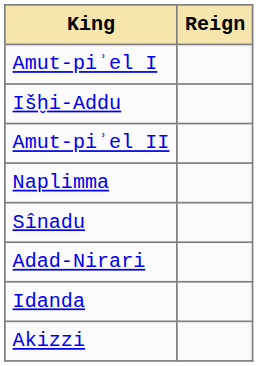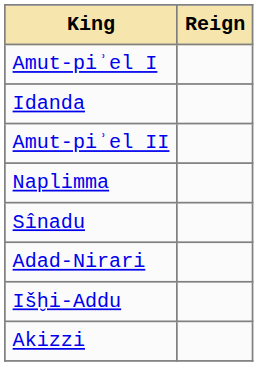rows swapped: (67, 104) <-> (49, 302)
